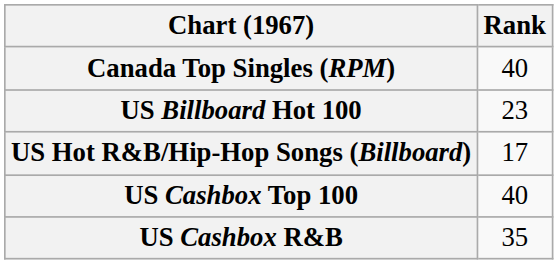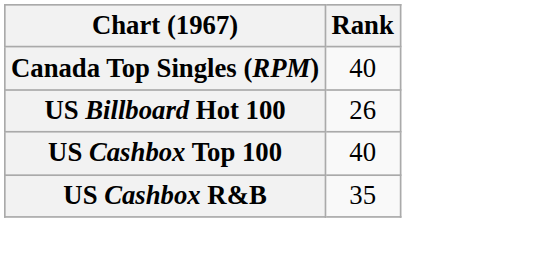(515, 110) 23 -> (363, 110) 26
- row: (241, 152)
